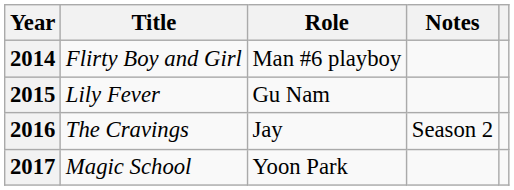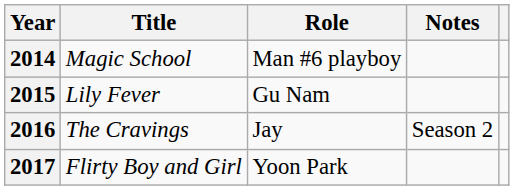(154, 58) Flirty Boy and Girl -> (129, 58) Magic School
(129, 166) Magic School -> (154, 166) Flirty Boy and Girl
